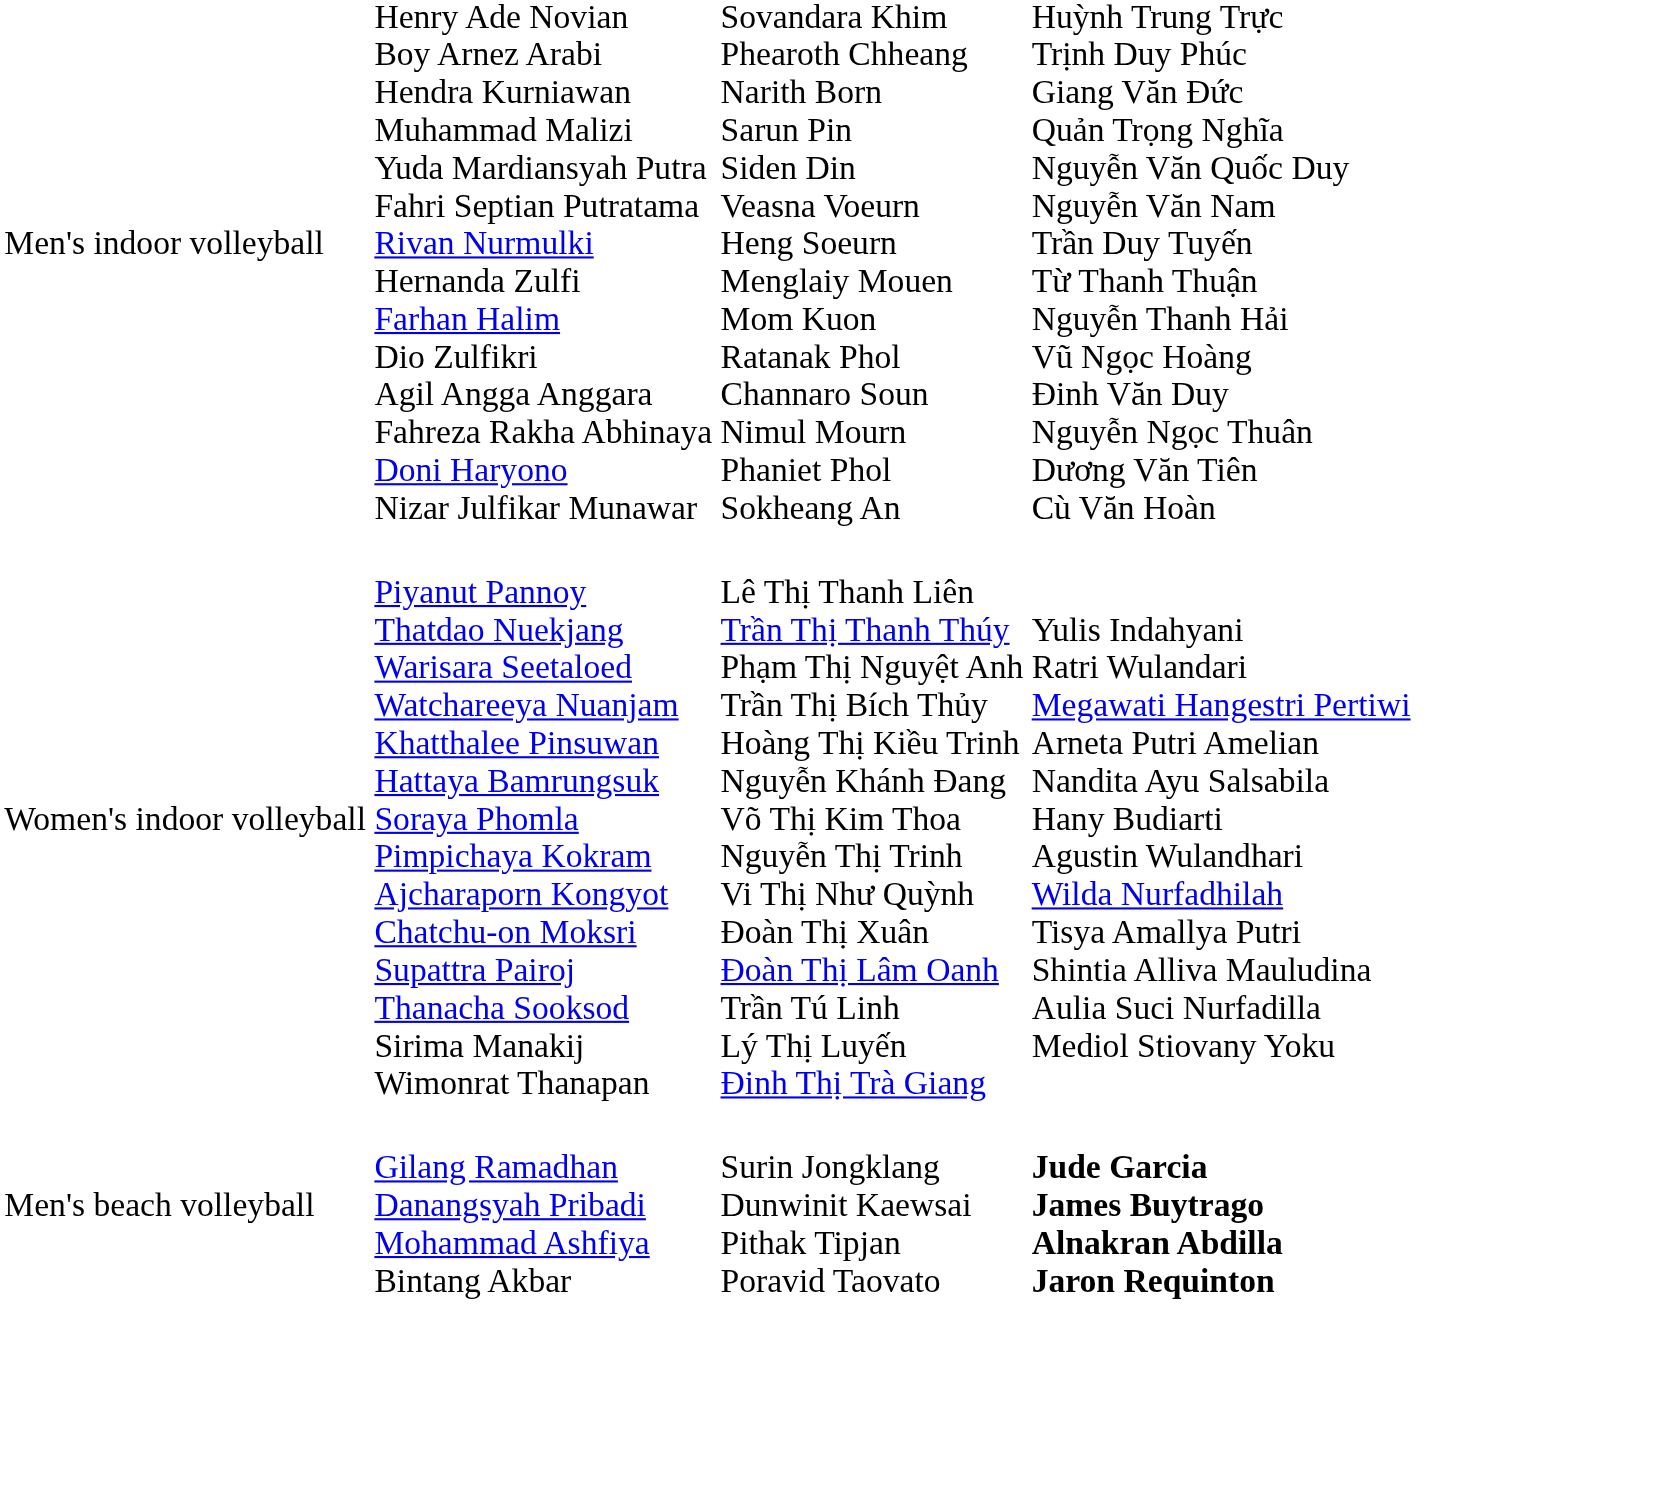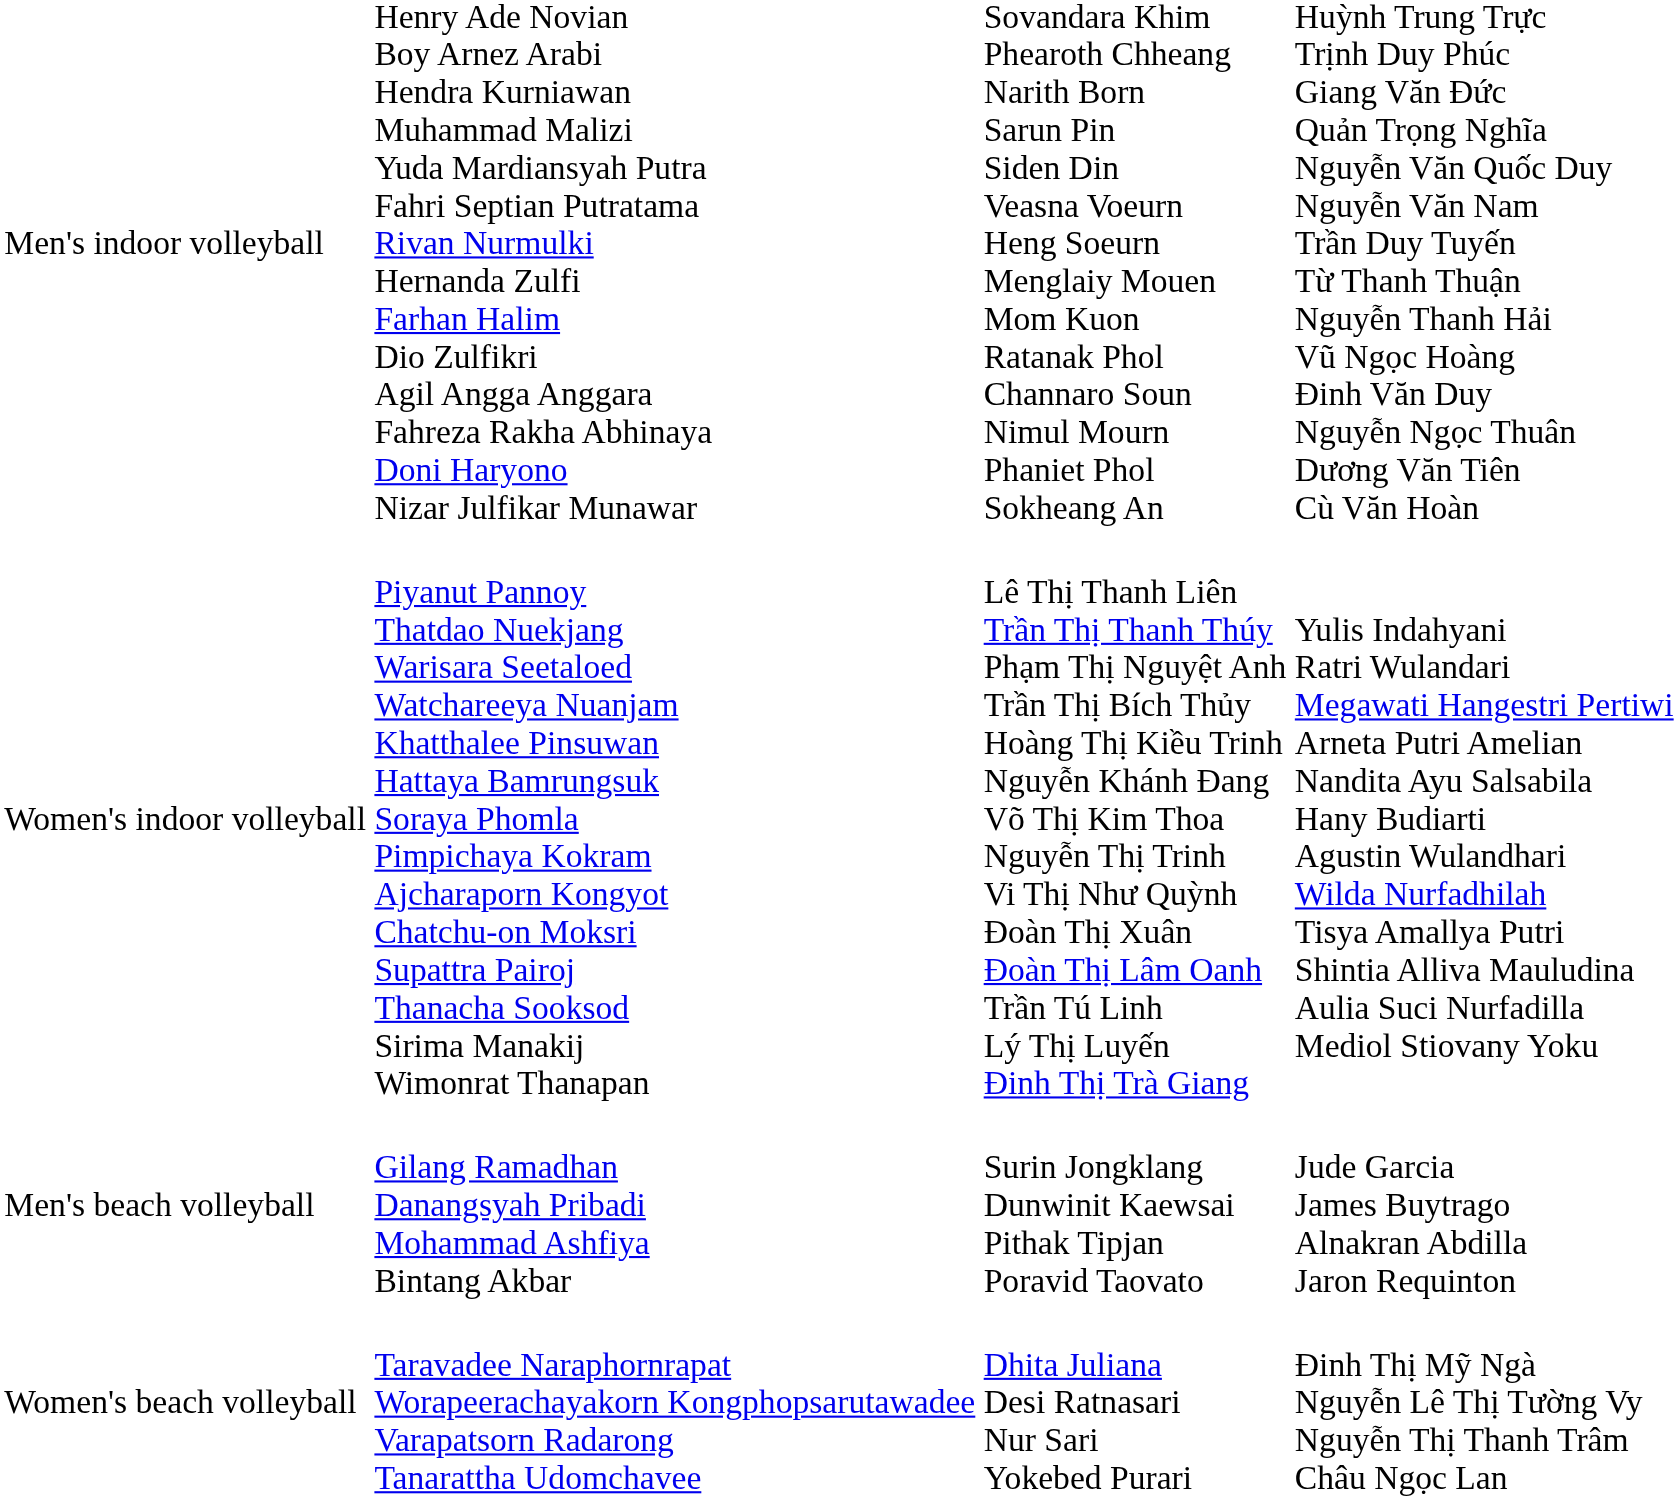(1157, 1223) bold -> (1411, 1223) normal
+ row: (180, 1402)
